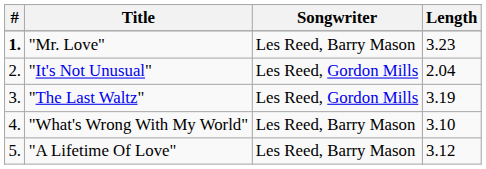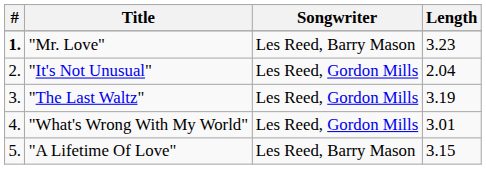(336, 124) Les Reed, Barry Mason -> (337, 124) Les Reed, Gordon Mills
(441, 124) 3.10 -> (441, 124) 3.01
(441, 151) 3.12 -> (441, 151) 3.15
